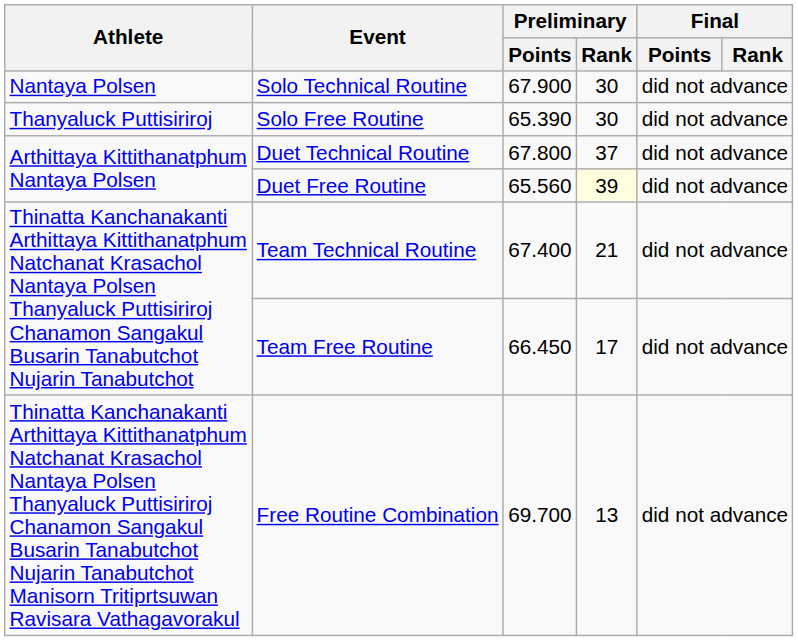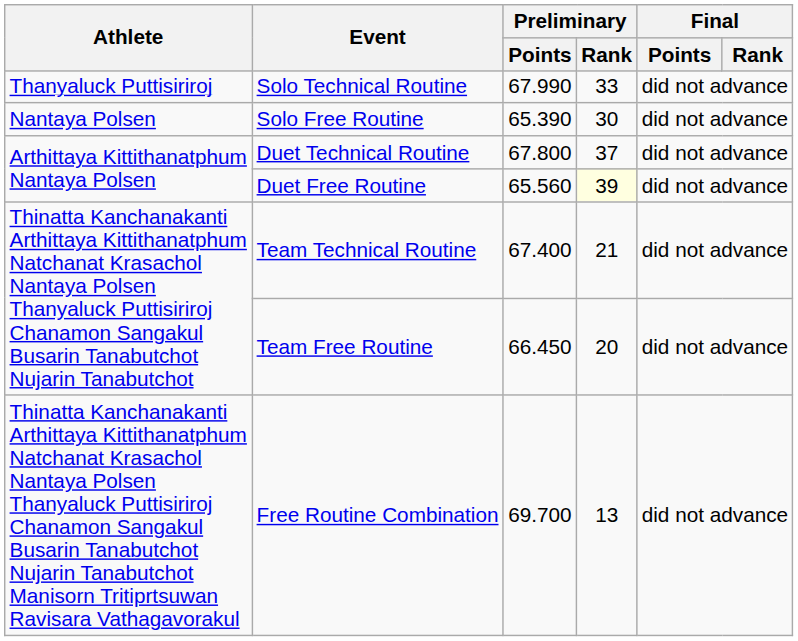(83, 87) Nantaya Polsen -> (111, 87) Thanyaluck Puttisiriroj
(540, 87) 67.900 -> (540, 87) 67.990
(607, 87) 30 -> (607, 87) 33
(111, 120) Thanyaluck Puttisiriroj -> (83, 120) Nantaya Polsen
(607, 347) 17 -> (607, 347) 20
